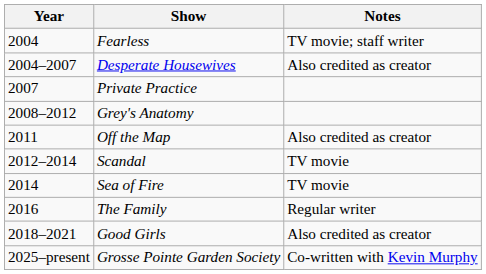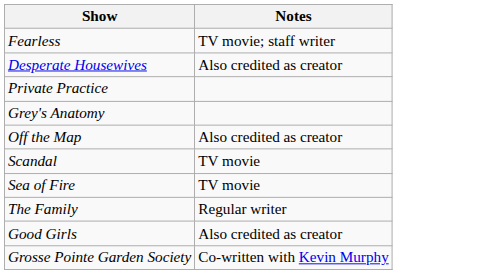- column: (49, 16)
